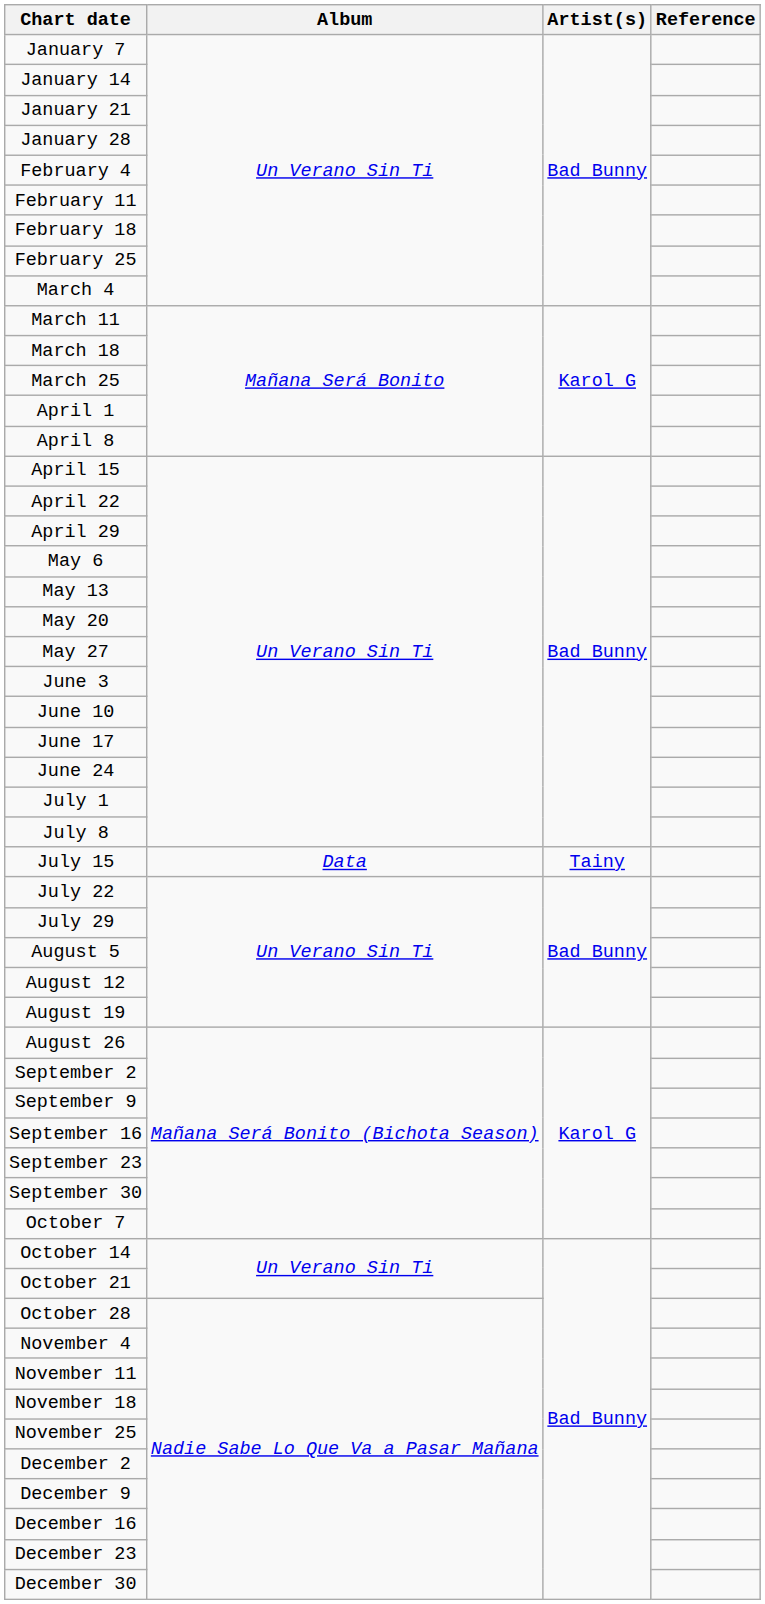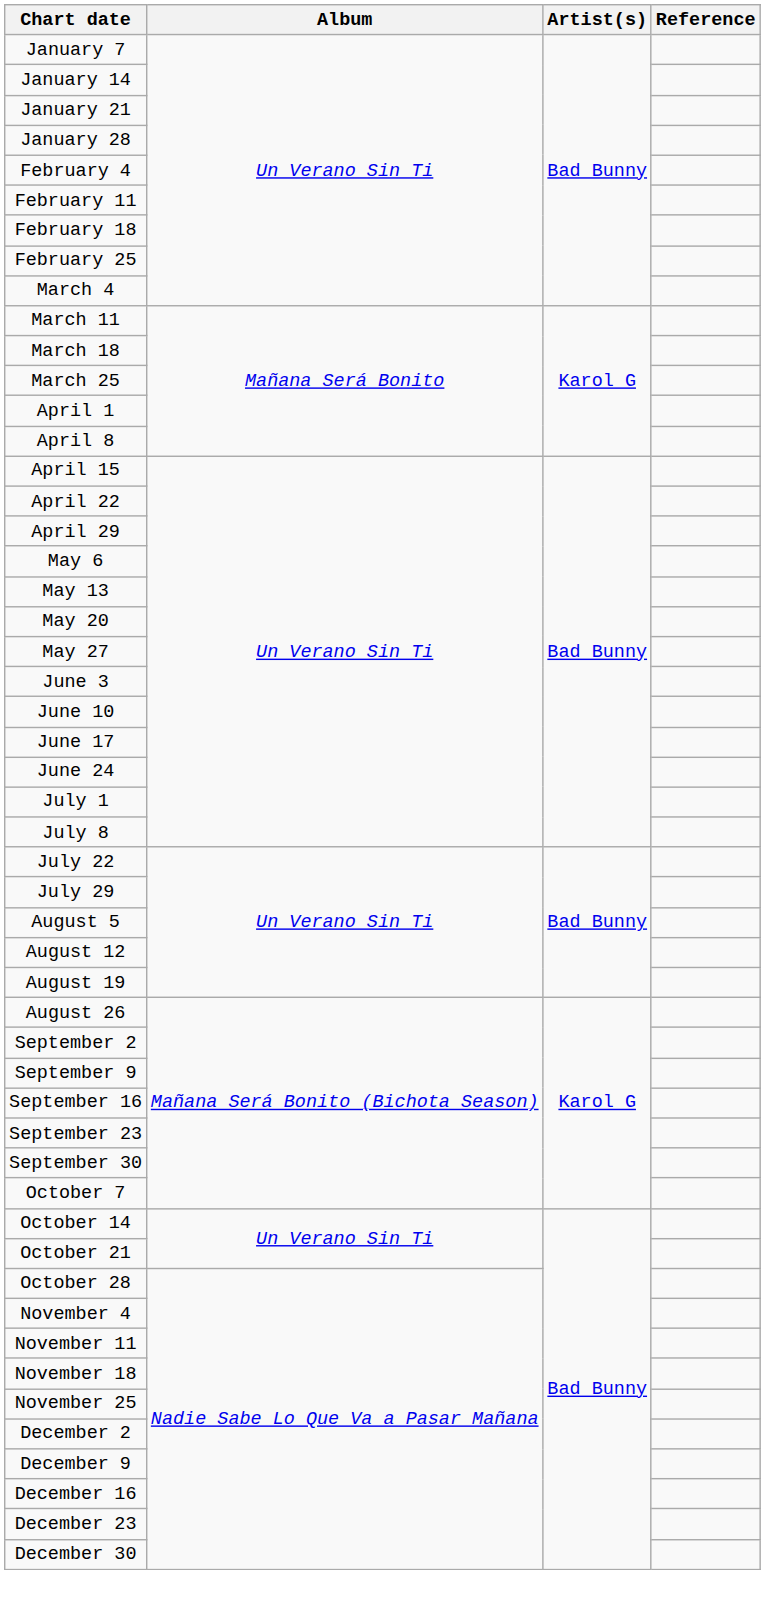- row: (76, 862)
